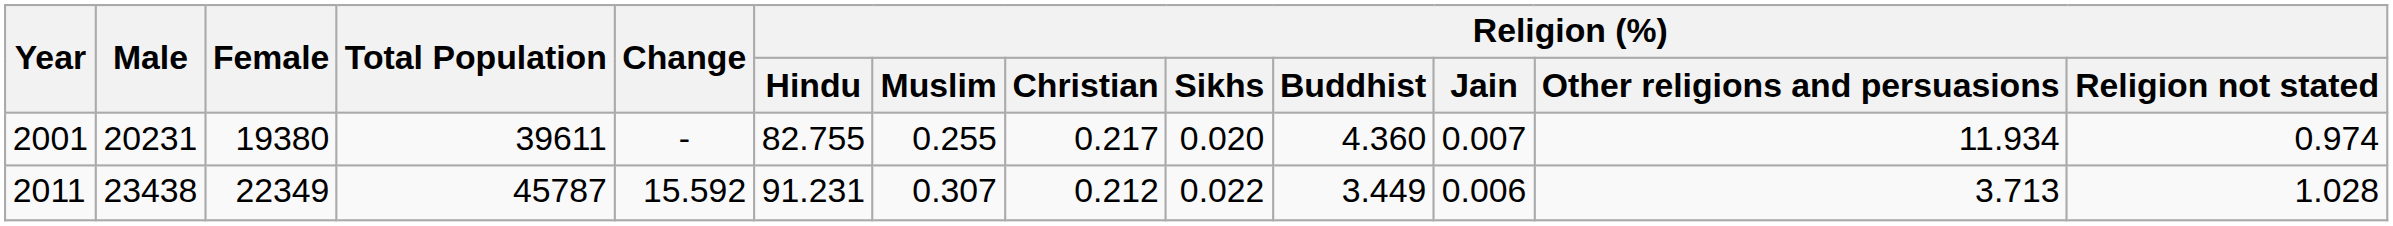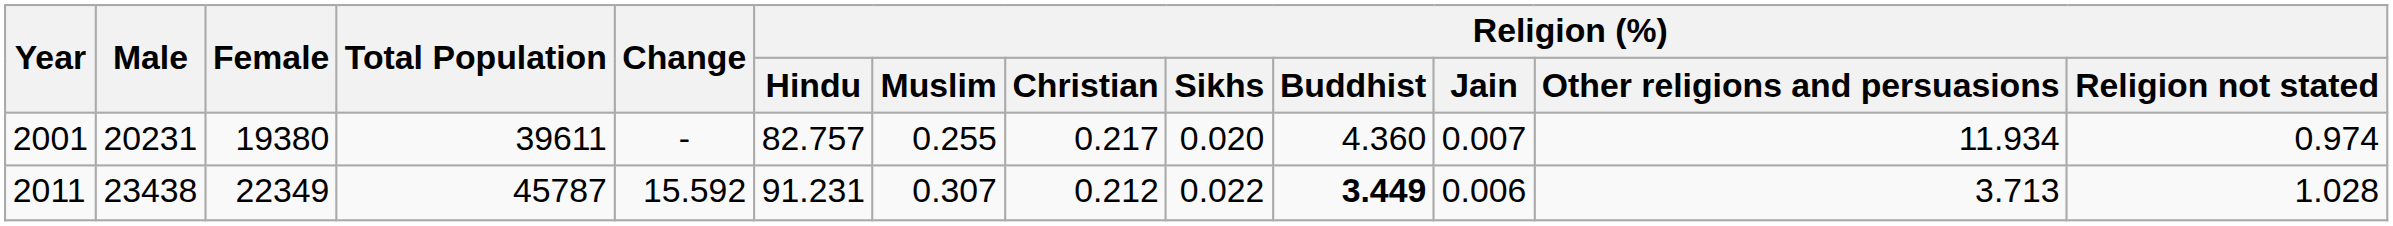(813, 138) 82.755 -> (813, 138) 82.757
(1384, 191) normal -> (1384, 191) bold
